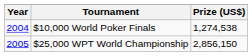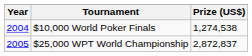(215, 43) 2,856,150 -> (215, 43) 2,872,837
